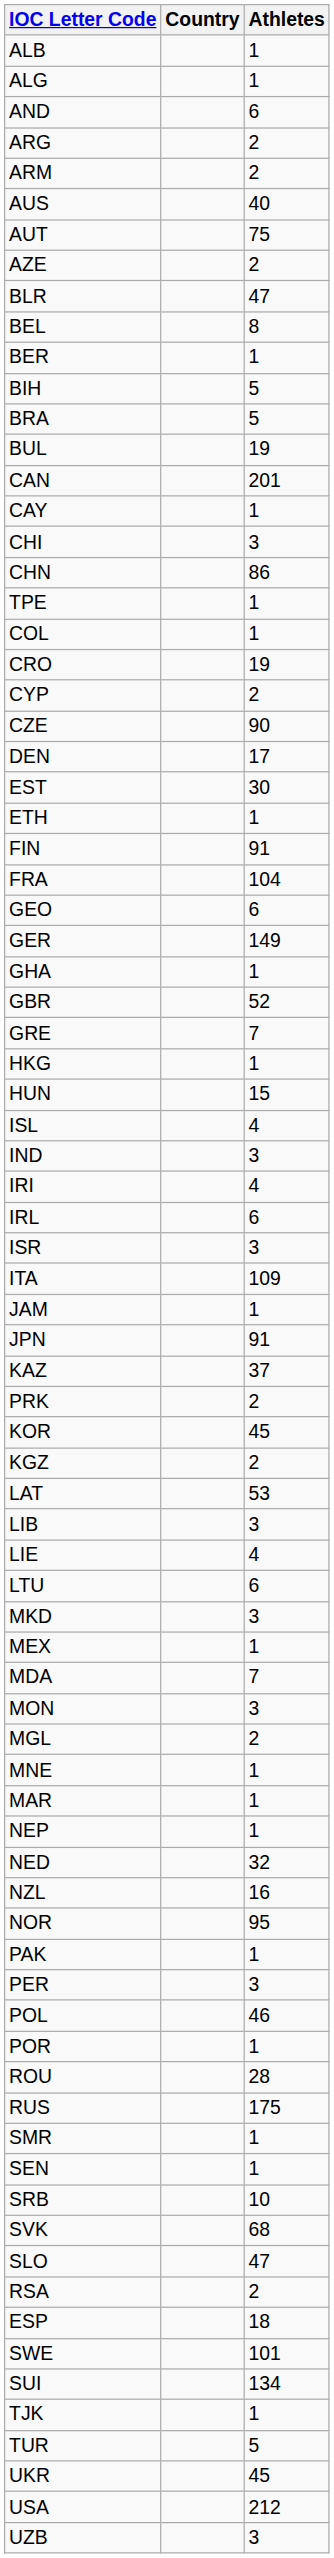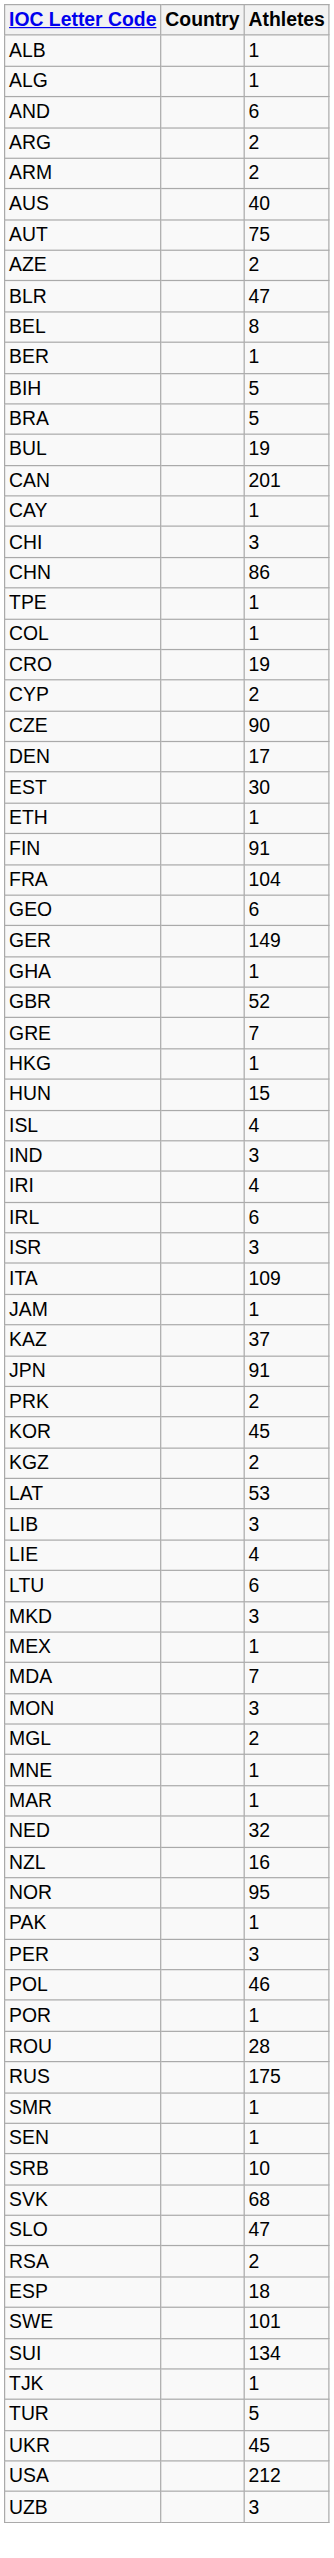rows swapped: (27, 1340) <-> (28, 1370)
- row: (29, 1831)
